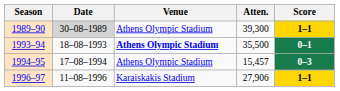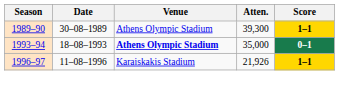(83, 29) lightgrey background -> (83, 29) no background
(256, 45) 35,500 -> (256, 45) 35,000
- row: (28, 61)
(256, 78) 27,906 -> (256, 61) 21,926
